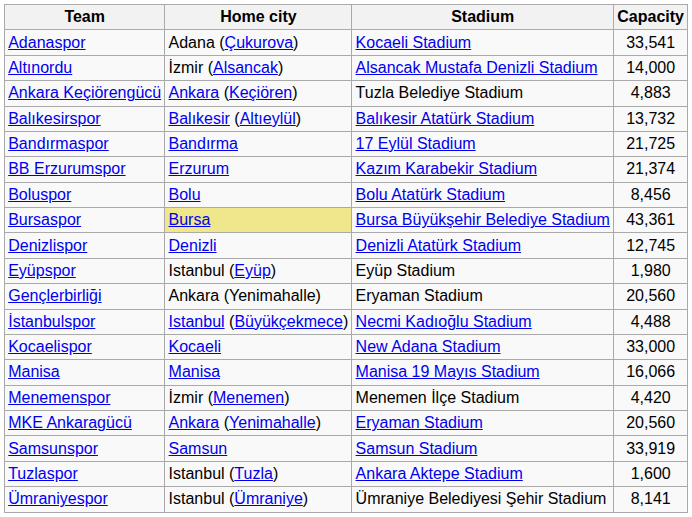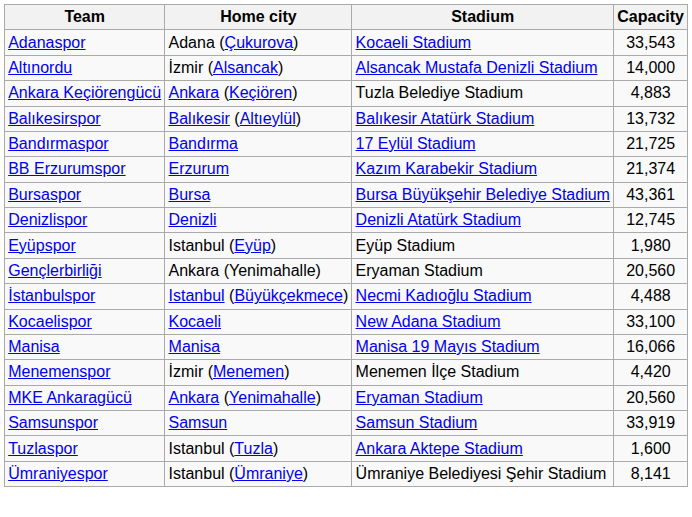(651, 42) 33,541 -> (651, 42) 33,543
- row: (40, 194)
(189, 220) khaki background -> (189, 194) no background
(651, 347) 33,000 -> (651, 321) 33,100
